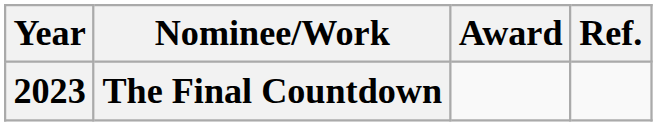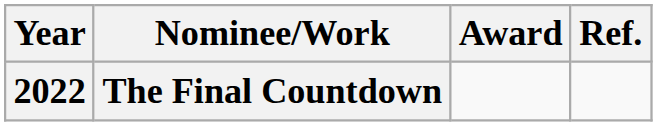(50, 90) 2023 -> (50, 90) 2022
